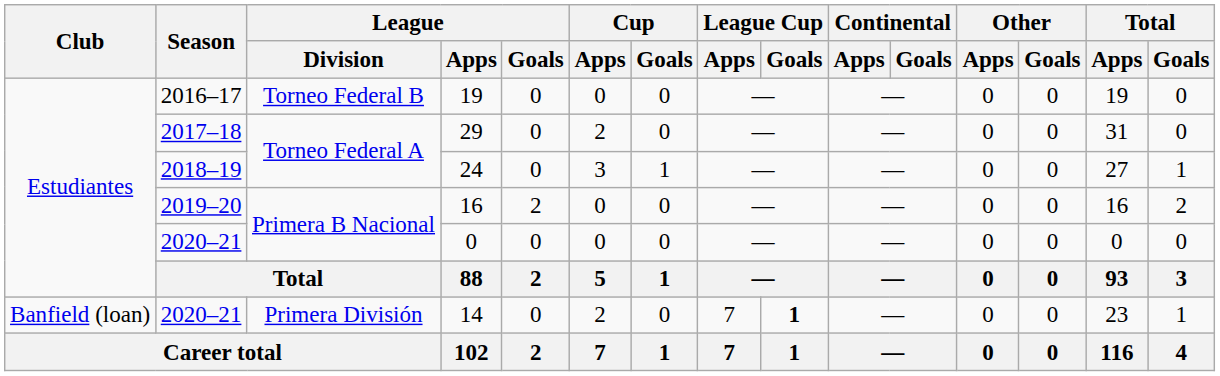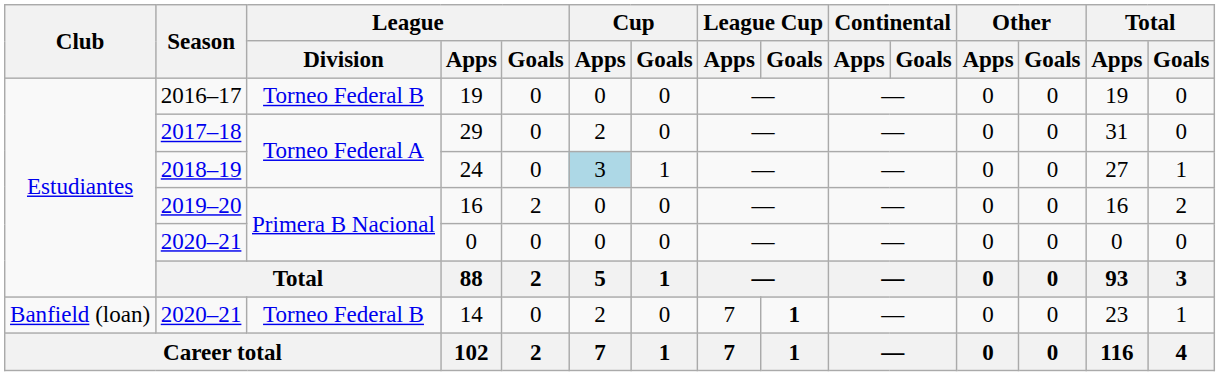(600, 168) no background -> (600, 168) lightblue background
(344, 315) Primera División -> (344, 315) Torneo Federal B
